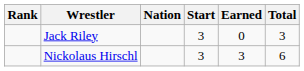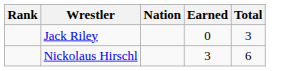- column: (201, 14)
